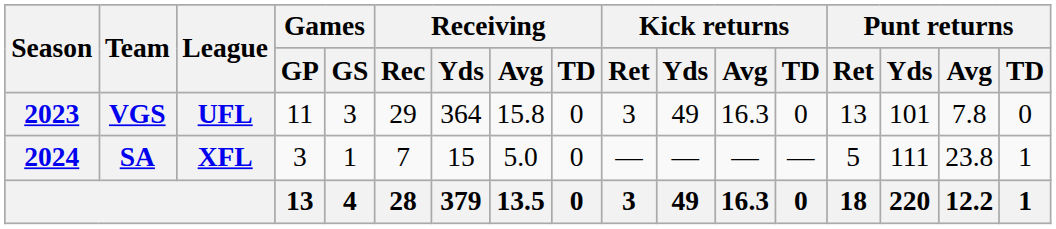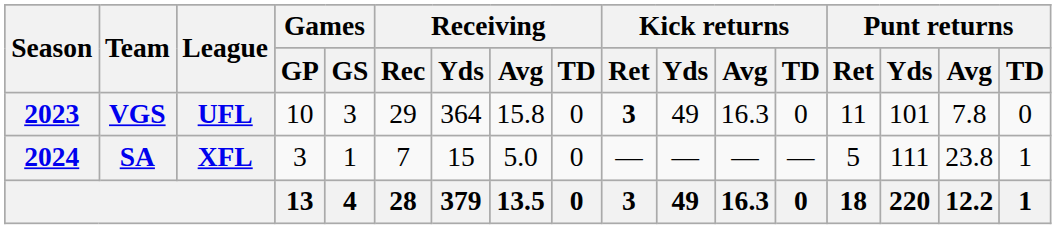(300, 113) 11 -> (300, 113) 10
(629, 113) normal -> (629, 113) bold
(853, 113) 13 -> (853, 113) 11
